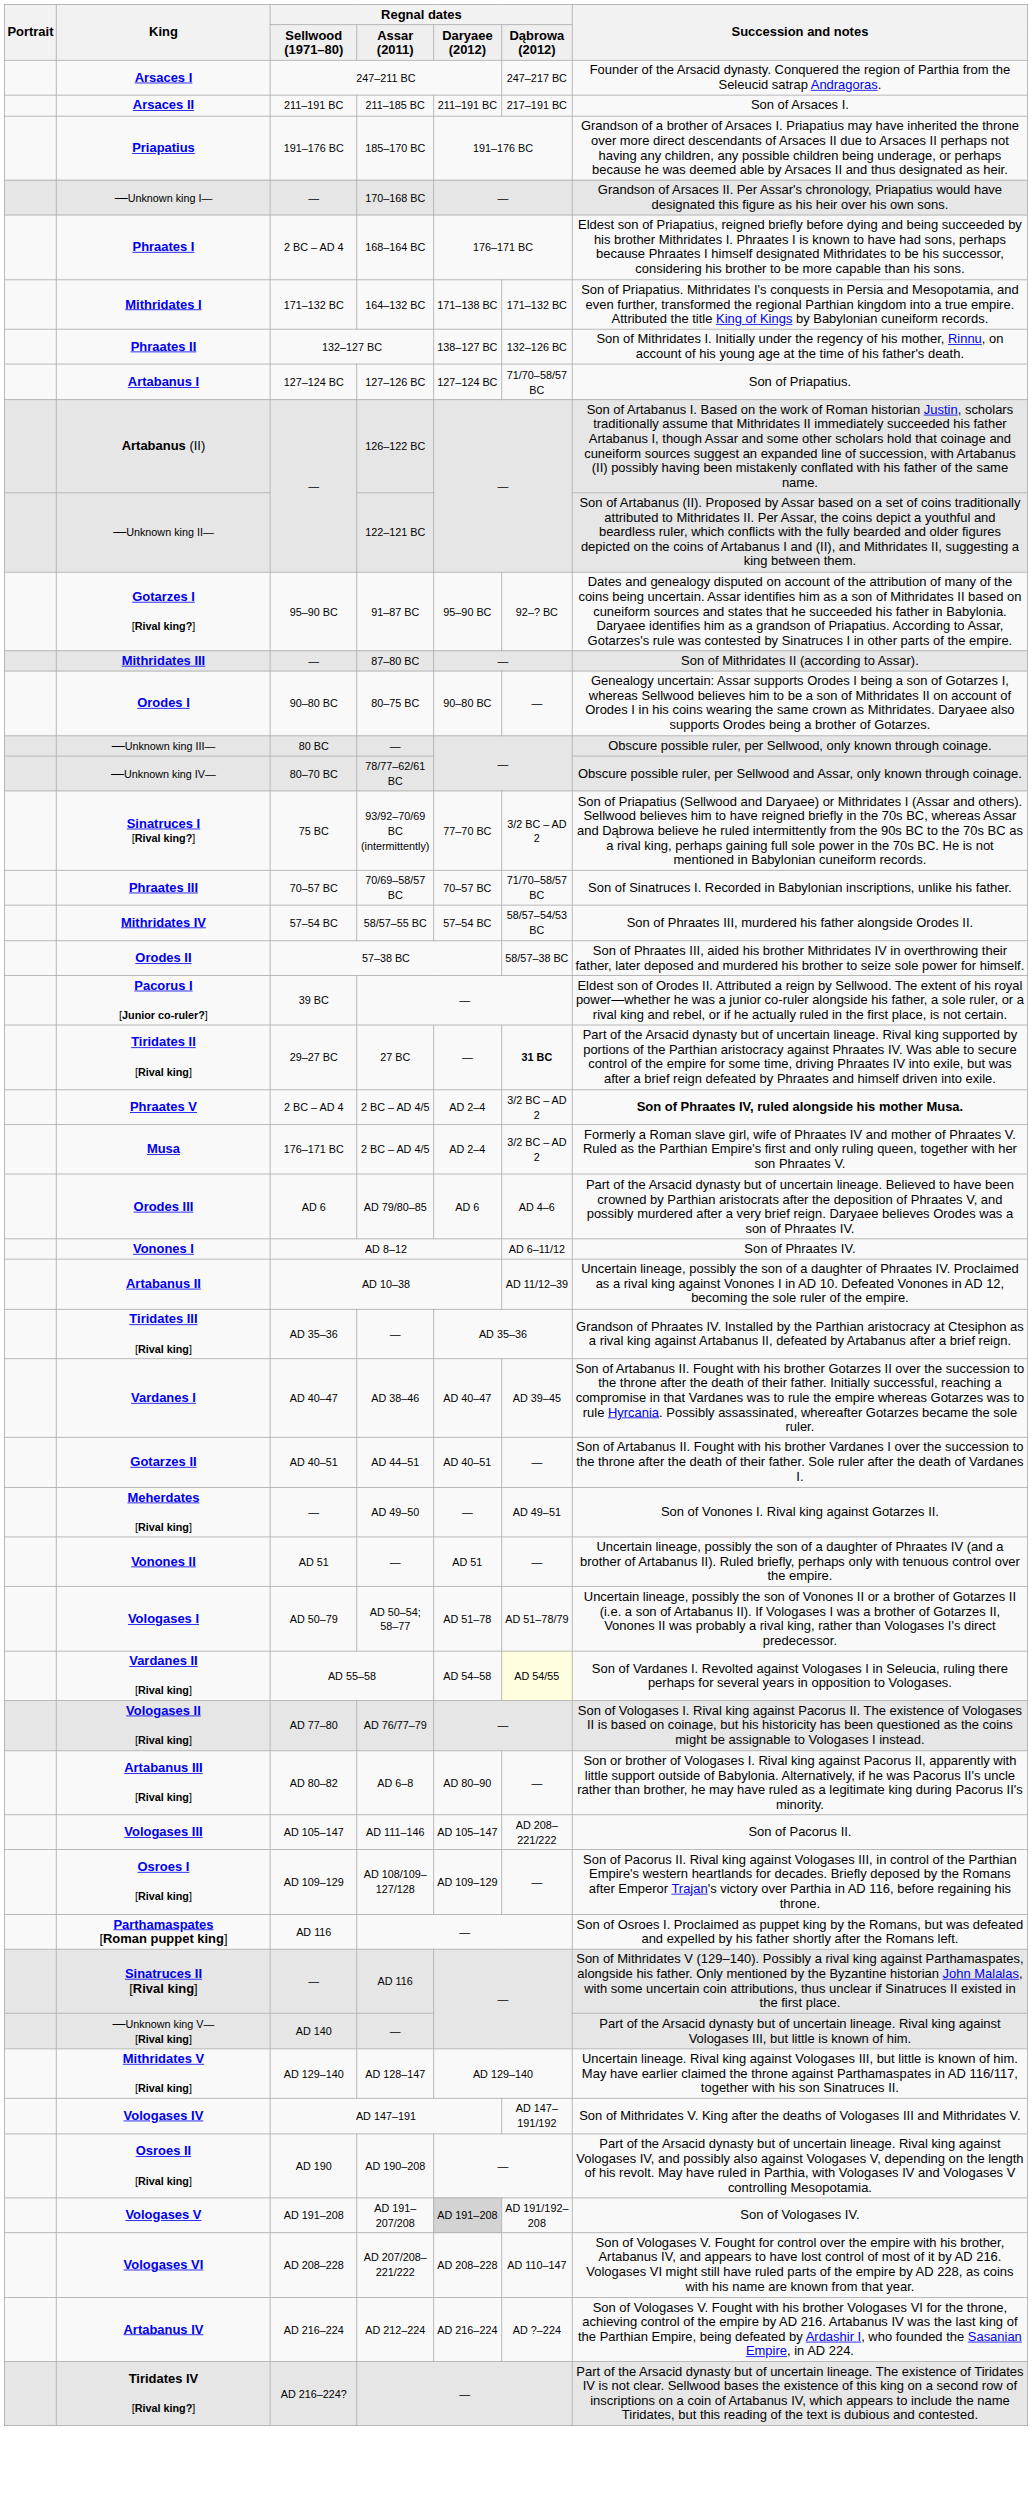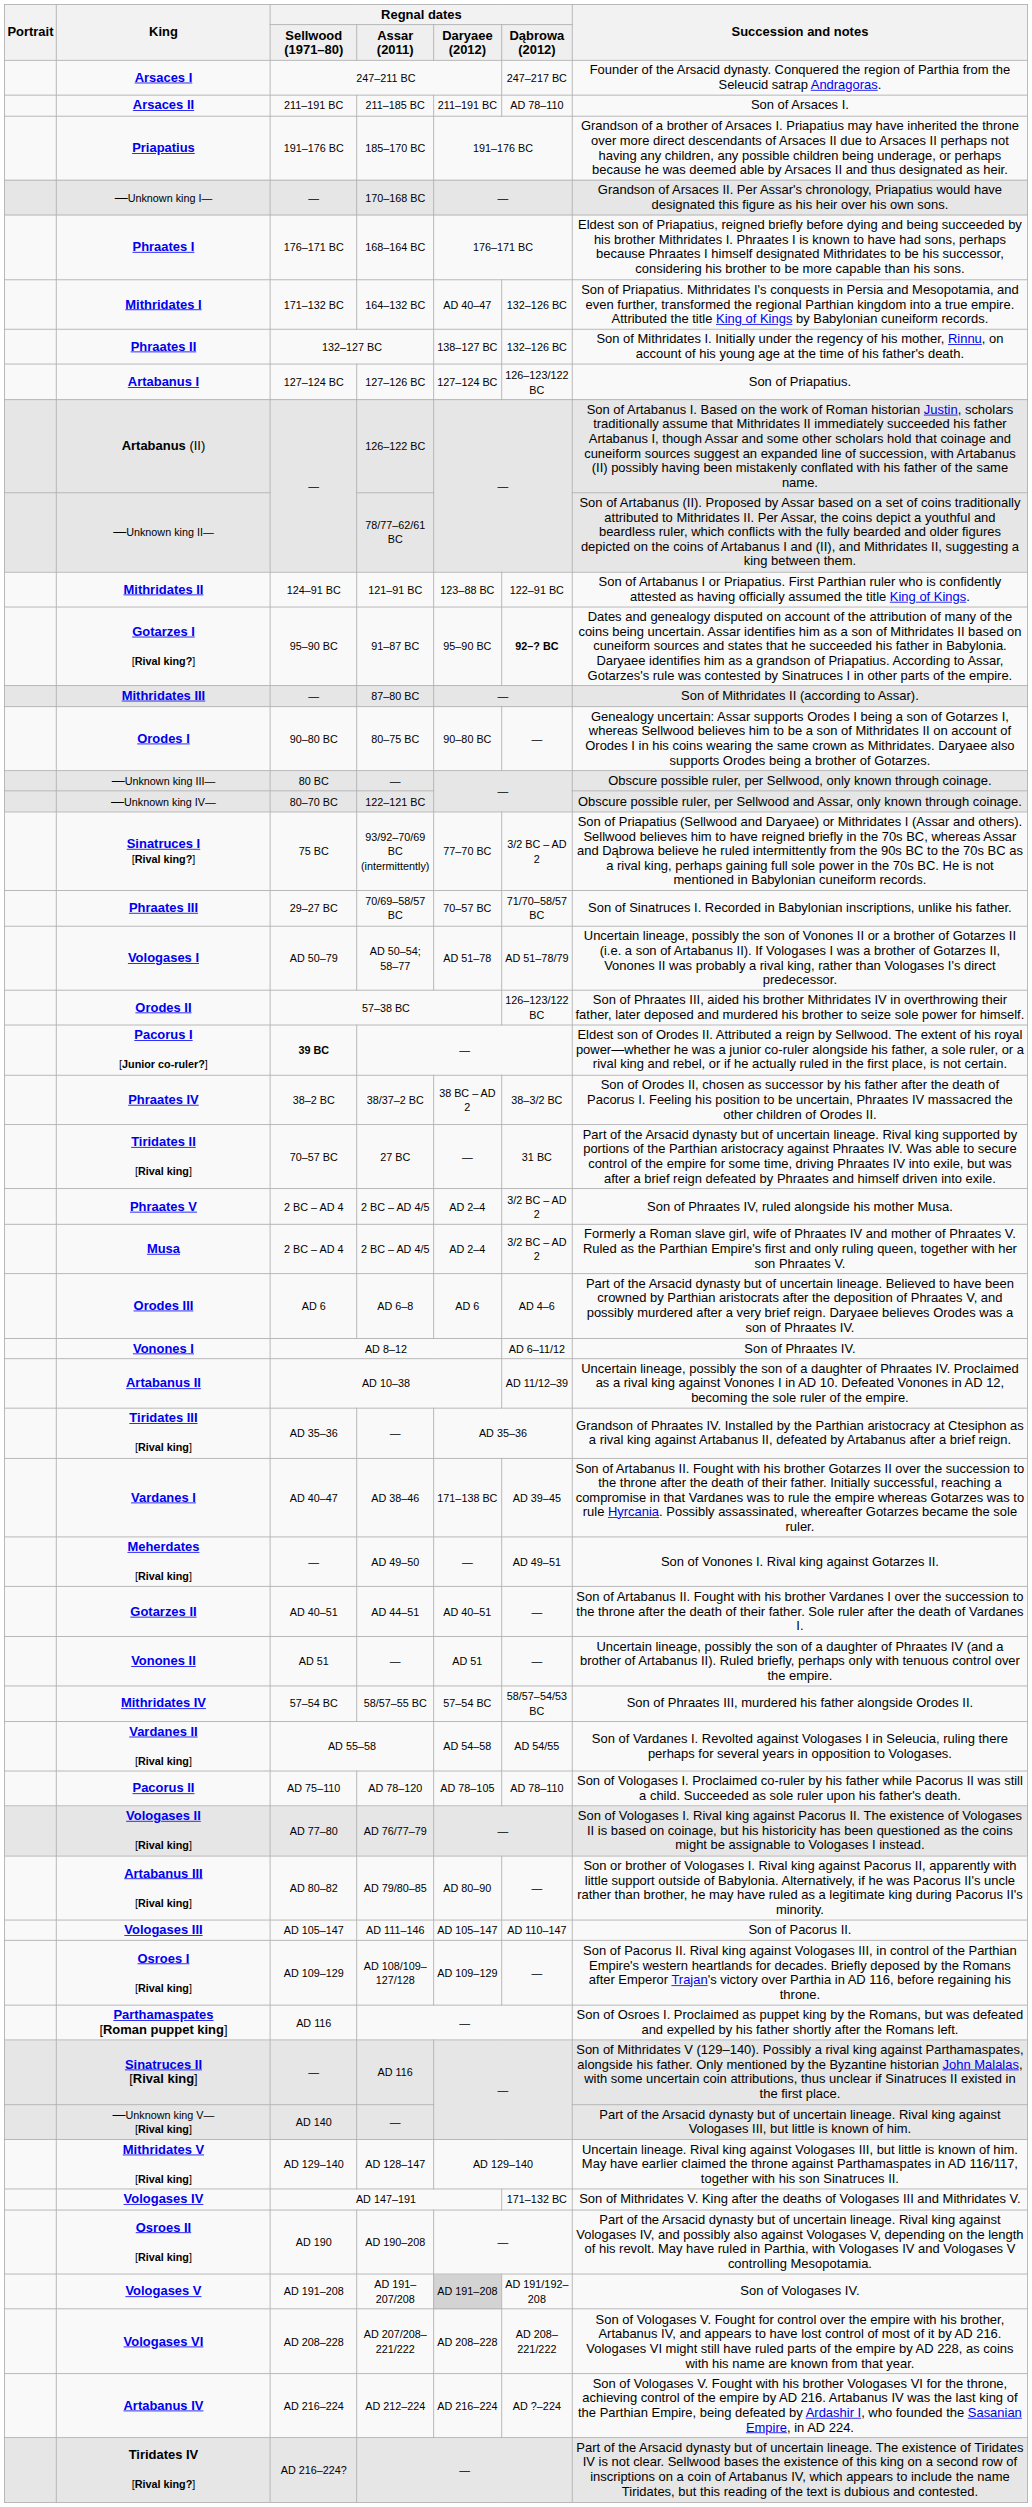(537, 106) 217–191 BC -> (537, 106) AD 78–110
(314, 248) 2 BC – AD 4 -> (314, 248) 176–171 BC
(467, 305) 171–138 BC -> (467, 305) AD 40–47
(537, 305) 171–132 BC -> (537, 305) 132–126 BC
(537, 382) 71/70–58/57 BC -> (537, 382) 126–123/122 BC
(395, 533) 122–121 BC -> (395, 533) 78/77–62/61 BC
+ row: (163, 589)
(537, 612) normal -> (537, 646) bold
(395, 774) 78/77–62/61 BC -> (395, 802) 122–121 BC
(314, 888) 70–57 BC -> (314, 909) 29–27 BC
rows swapped: (163, 922) <-> (163, 1618)
(537, 958) 58/57–38 BC -> (537, 1008) 126–123/122 BC
(314, 1001) normal -> (314, 1050) bold
+ row: (163, 1099)
(314, 1058) 29–27 BC -> (314, 1157) 70–57 BC
(537, 1057) bold -> (537, 1157) normal
(800, 1107) bold -> (800, 1206) normal
(314, 1150) 176–171 BC -> (314, 1249) 2 BC – AD 4
(395, 1207) AD 79/80–85 -> (395, 1306) AD 6–8
(467, 1398) AD 40–47 -> (467, 1498) 171–138 BC
rows swapped: (163, 1462) <-> (163, 1512)
(537, 1676) lightyellow background -> (537, 1746) no background
+ row: (163, 1788)
(395, 1783) AD 6–8 -> (395, 1888) AD 79/80–85
(537, 1833) AD 208–221/222 -> (537, 1931) AD 110–147
(537, 2116) AD 147–191/192 -> (537, 2200) 171–132 BC
(537, 2265) AD 110–147 -> (537, 2342) AD 208–221/222
